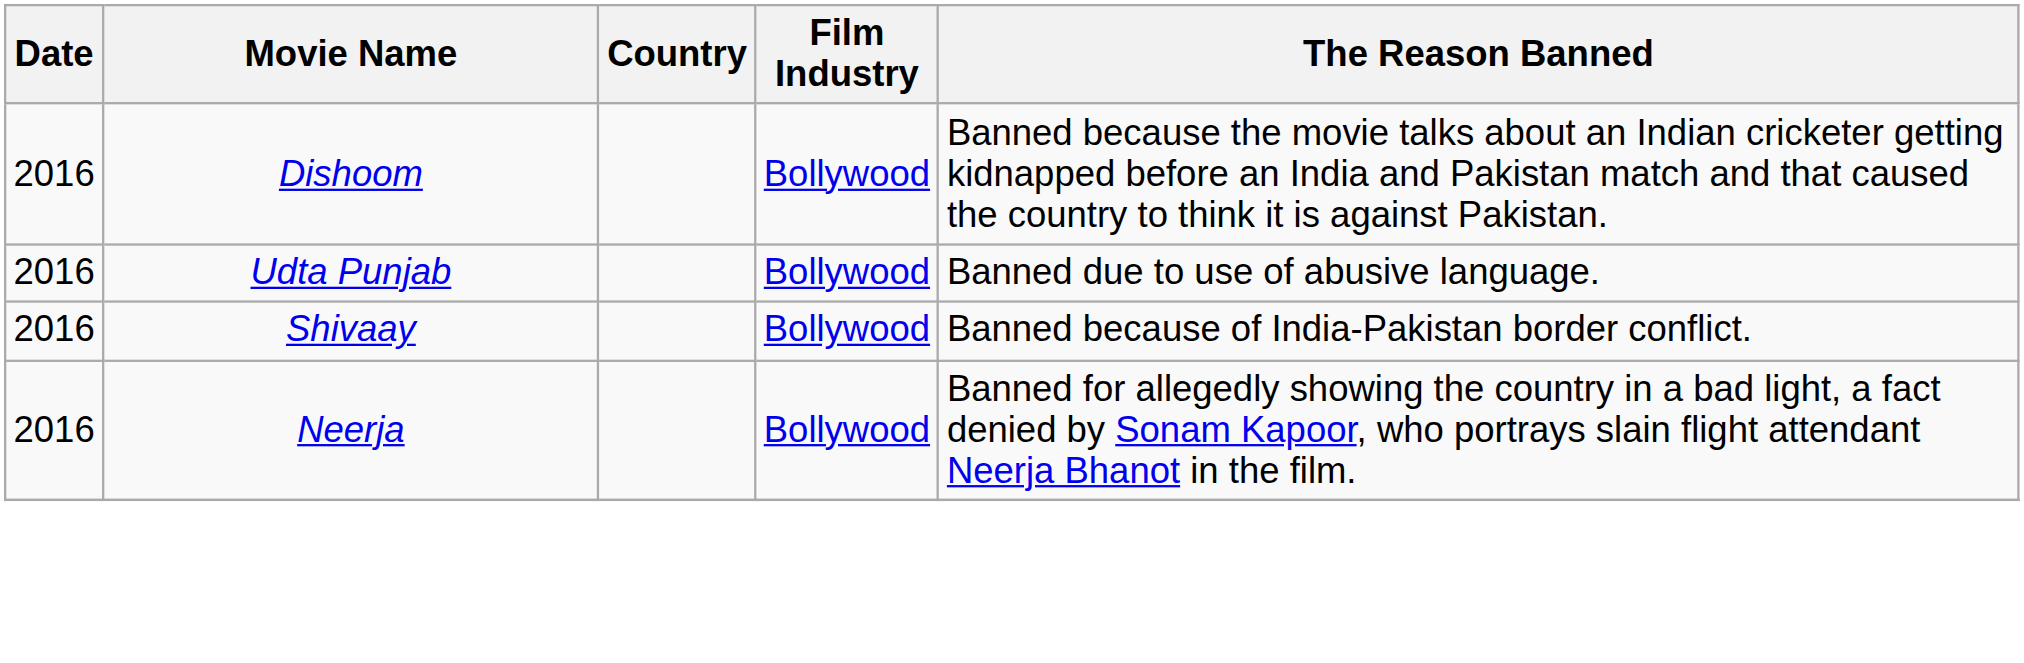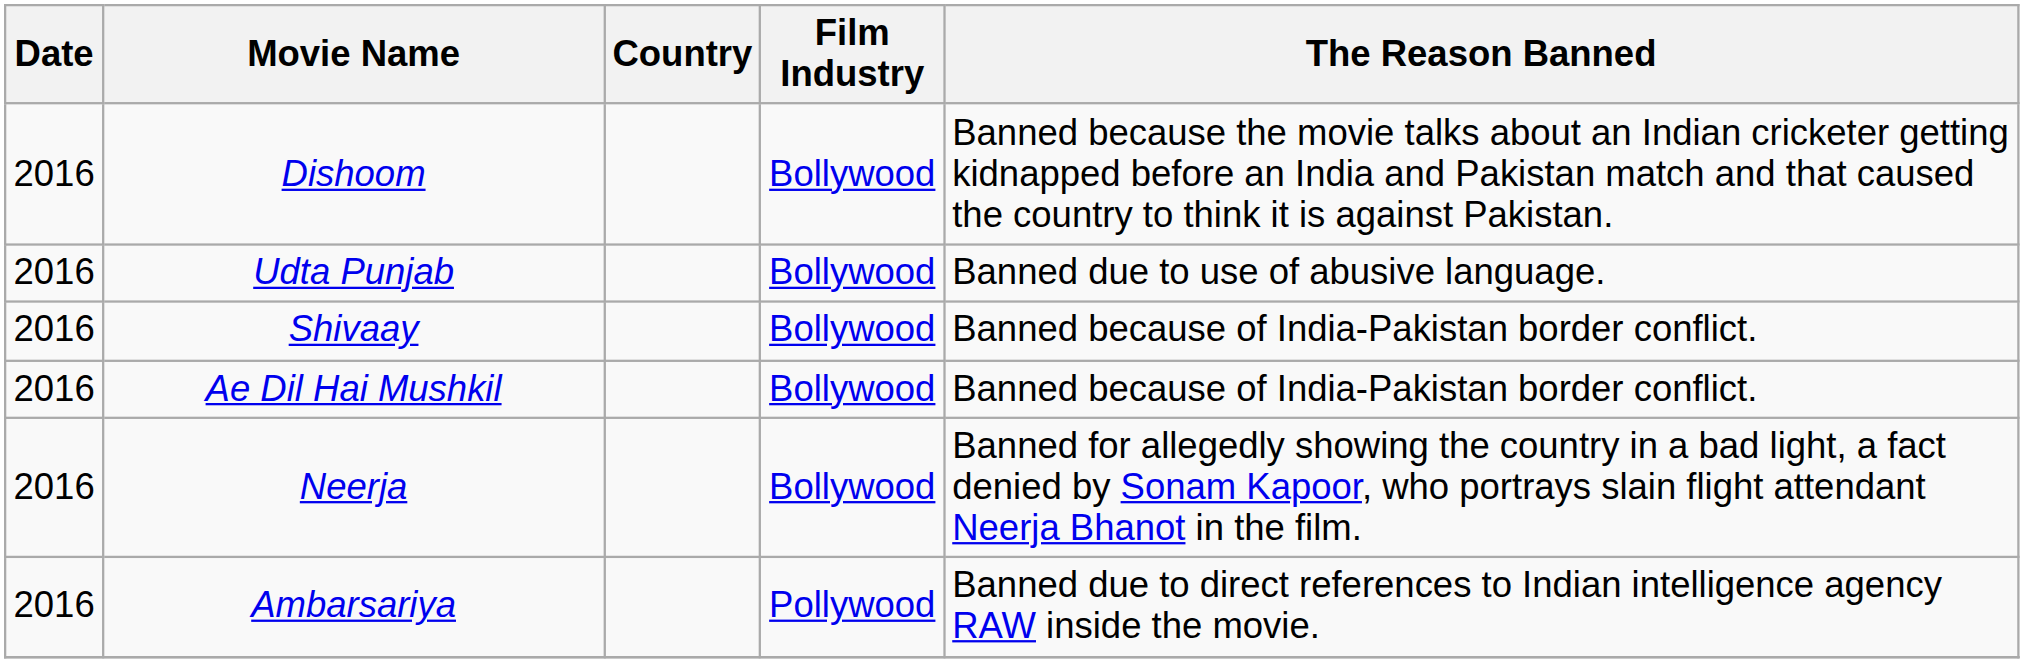+ row: (354, 387)
+ row: (354, 606)
